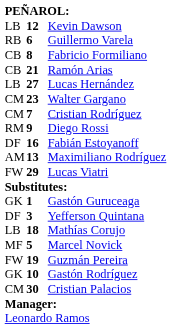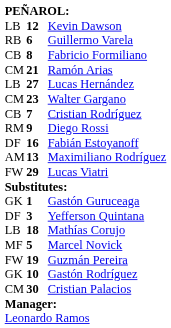(13, 69) CB -> (14, 69) CM
(14, 113) CM -> (13, 113) CB
